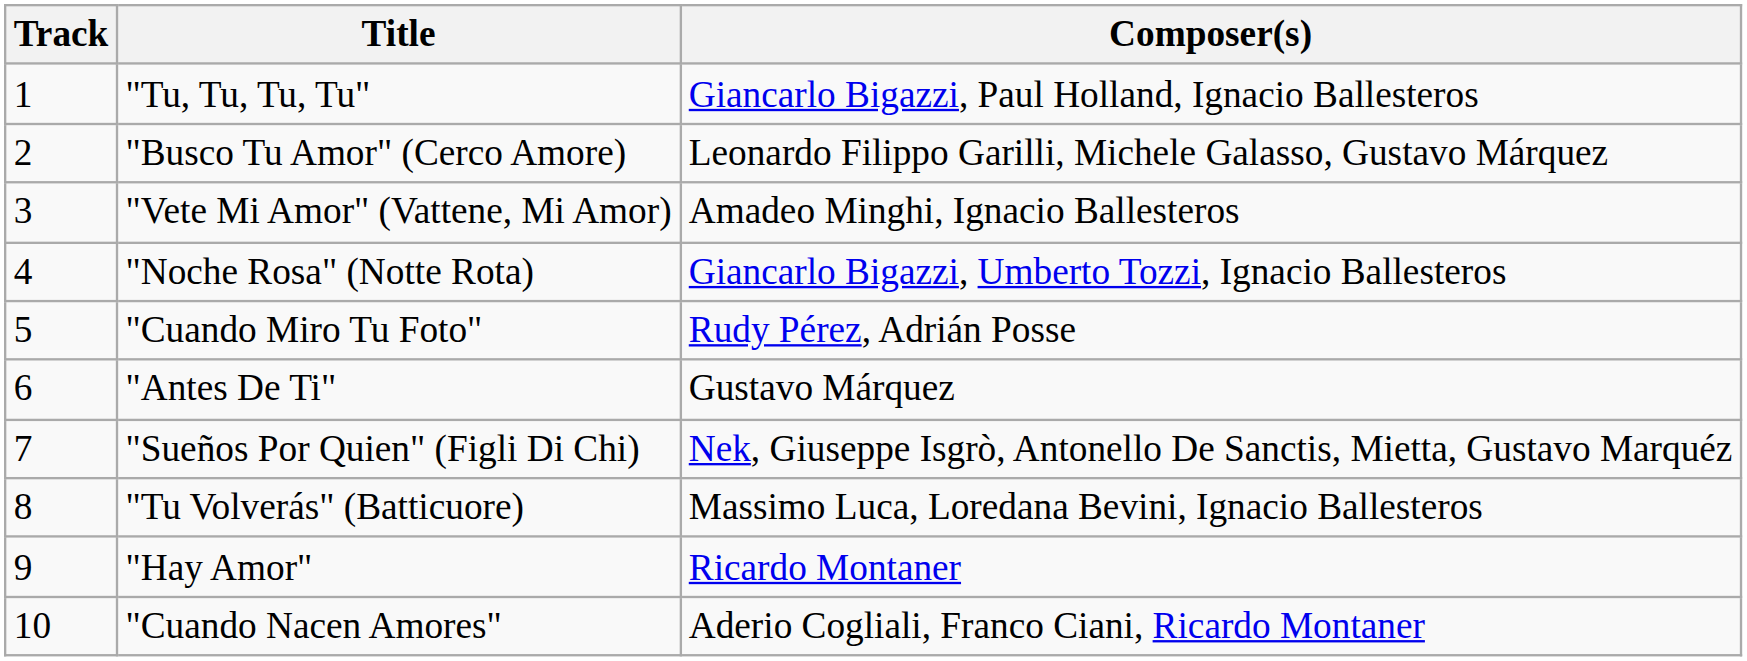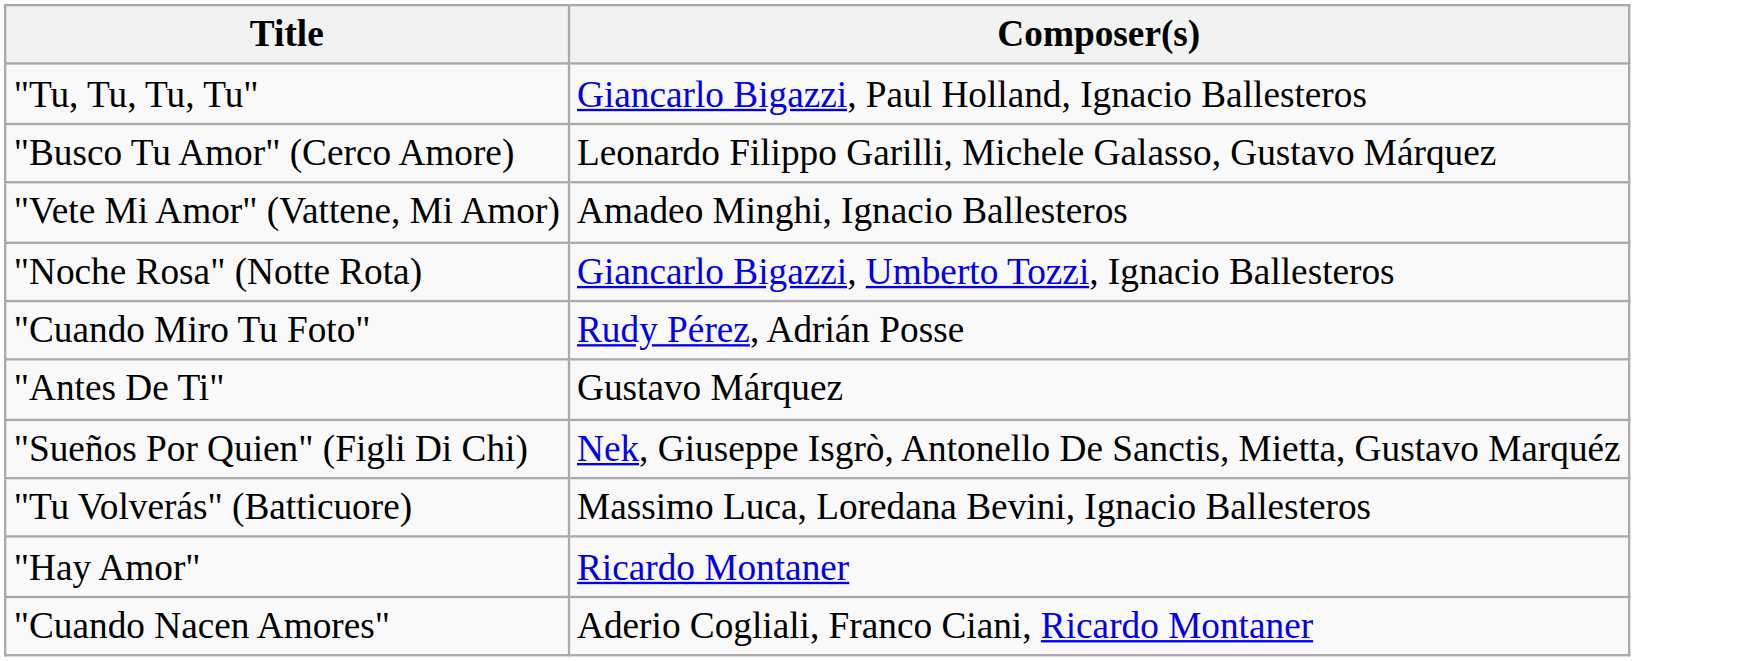- column: (61, 34)
